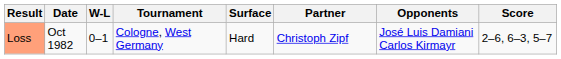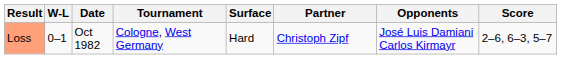columns swapped: (100, 13) <-> (66, 13)
